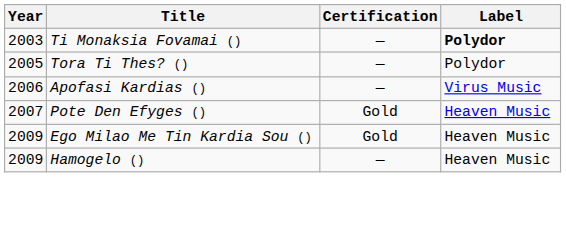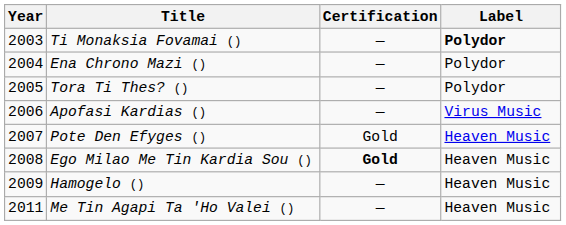+ row: (128, 64)
(26, 136) 2009 -> (26, 160) 2008
(380, 136) normal -> (380, 160) bold
+ row: (172, 208)
